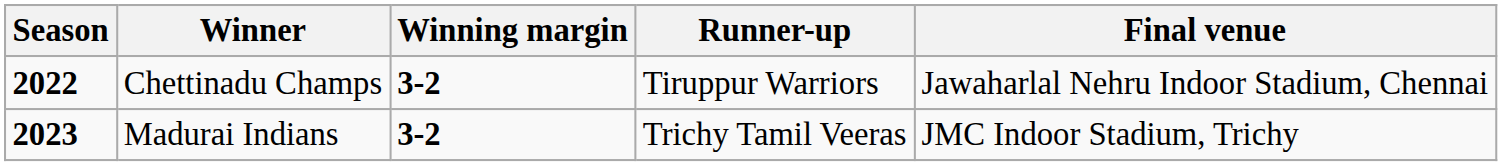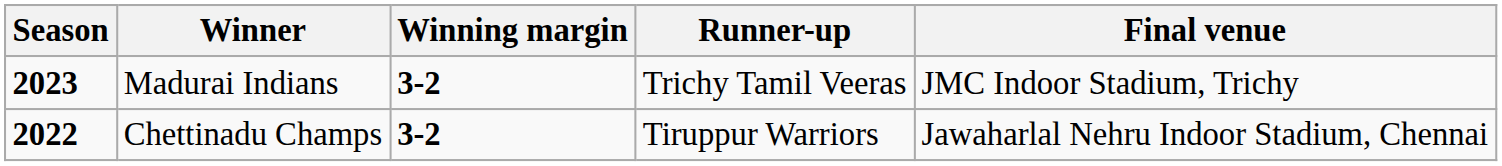rows swapped: (253, 82) <-> (231, 133)
